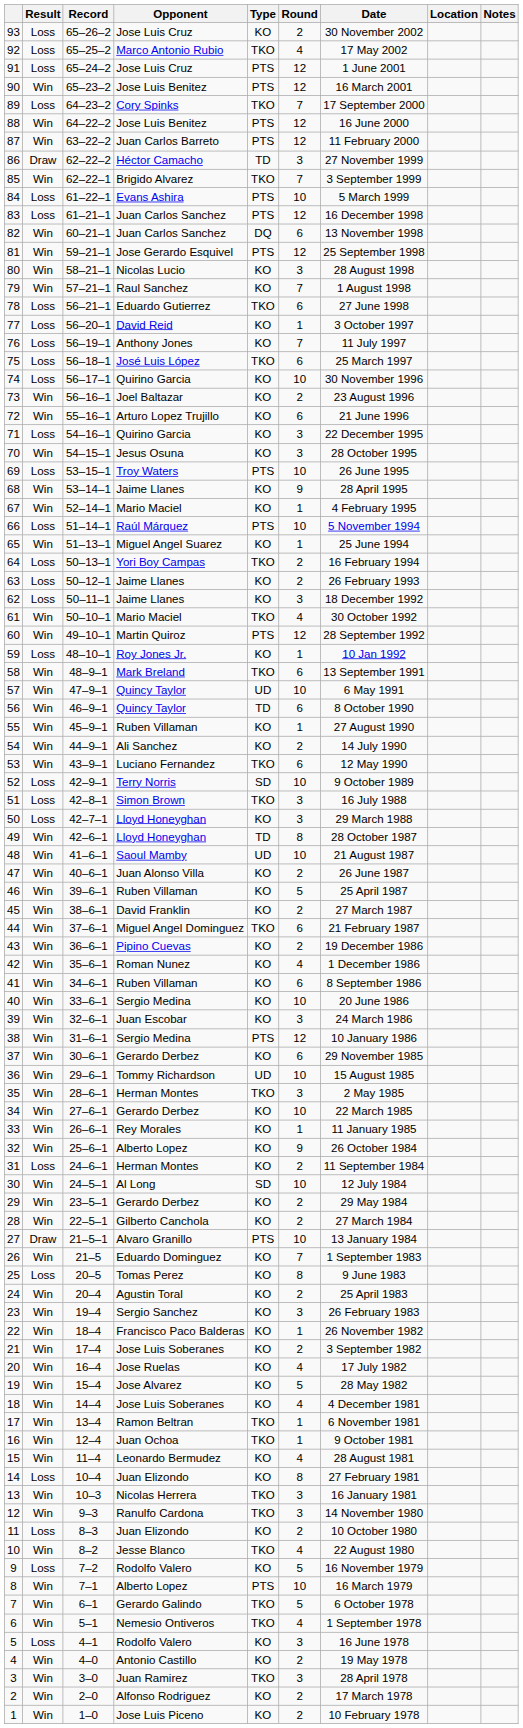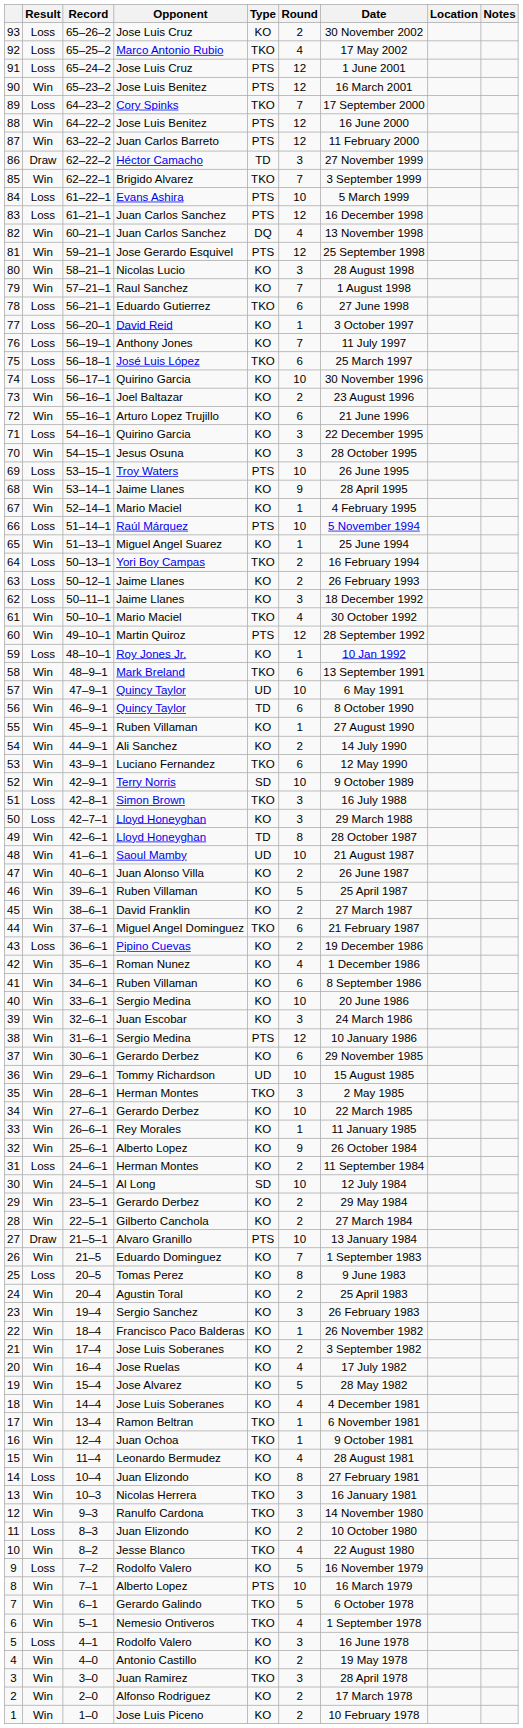(300, 233) 6 -> (300, 233) 4
(43, 782) Loss -> (43, 782) Win
(43, 946) Win -> (43, 946) Loss
